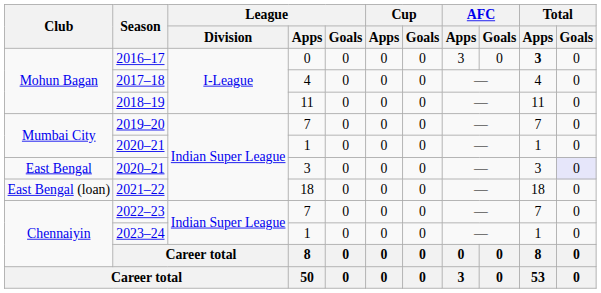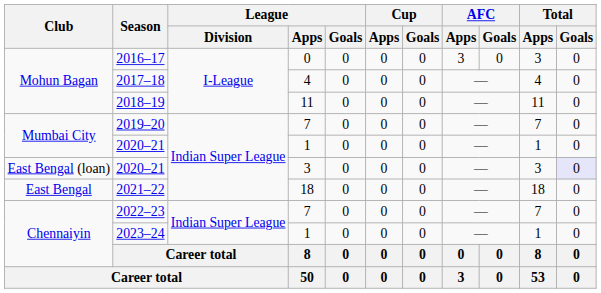(538, 59) bold -> (538, 59) normal
(59, 168) East Bengal -> (59, 168) East Bengal (loan)
(59, 189) East Bengal (loan) -> (59, 189) East Bengal
